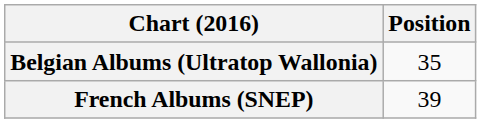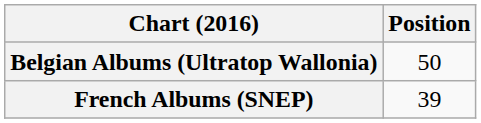(429, 61) 35 -> (429, 61) 50
